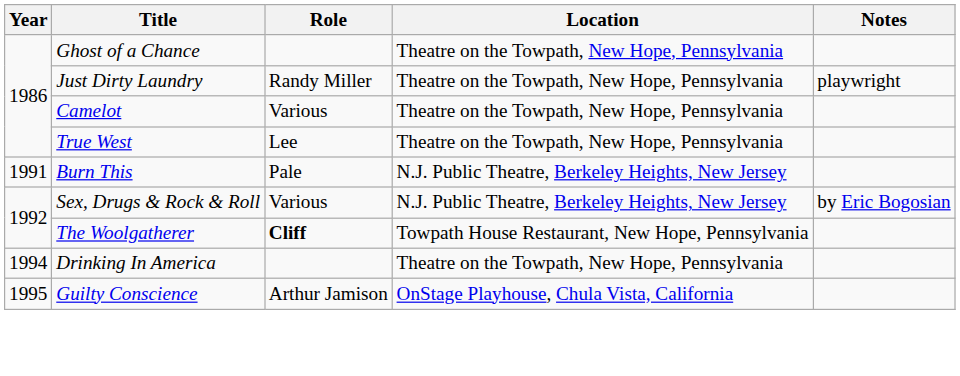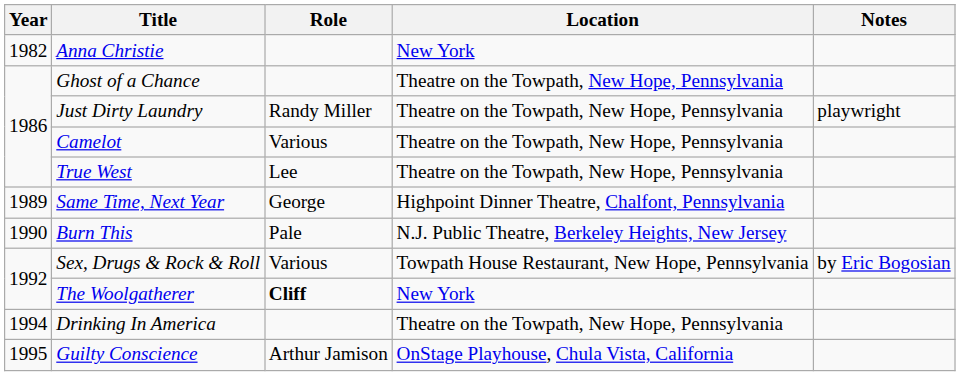+ row: (110, 50)
+ row: (140, 202)
(28, 171) 1991 -> (28, 232) 1990
(592, 202) N.J. Public Theatre, Berkeley Heights, New Jersey -> (603, 263) Towpath House Restaurant, New Hope, Pennsylvania
(603, 232) Towpath House Restaurant, New Hope, Pennsylvania -> (436, 293) New York
